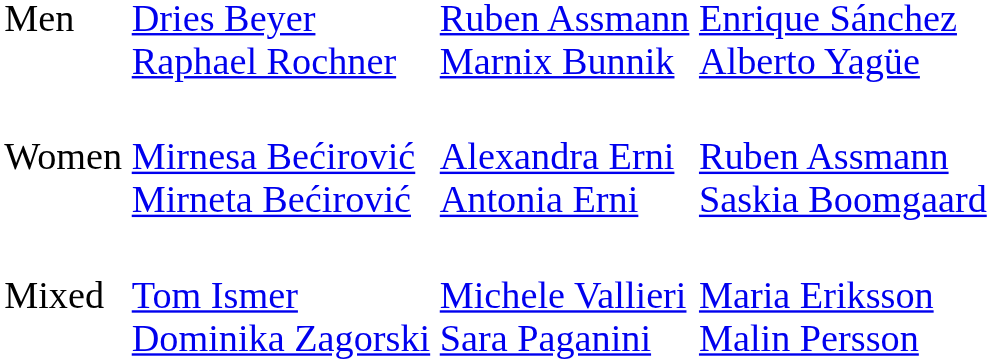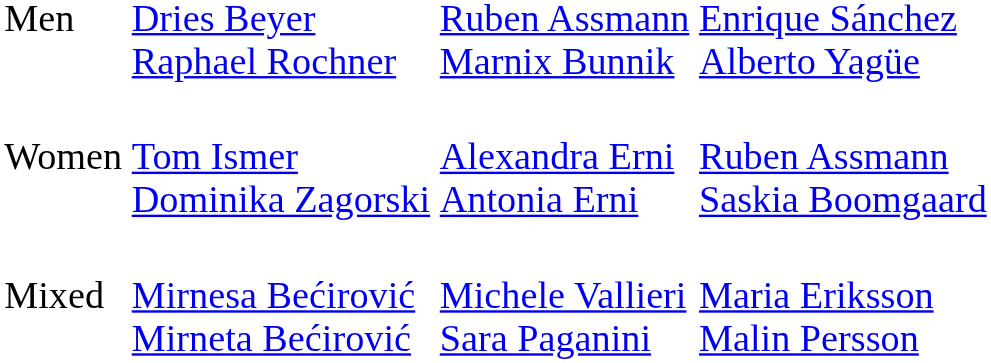(273, 178) Mirnesa Bećirović Mirneta Bećirović -> (281, 178) Tom Ismer Dominika Zagorski
(281, 316) Tom Ismer Dominika Zagorski -> (273, 316) Mirnesa Bećirović Mirneta Bećirović
